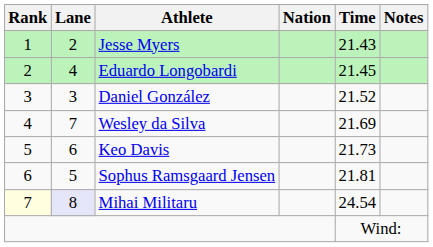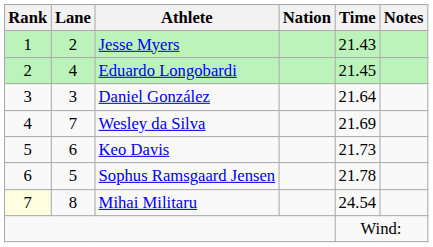(357, 96) 21.52 -> (357, 96) 21.64
(357, 176) 21.81 -> (357, 176) 21.78
(73, 202) lavender background -> (73, 202) no background
